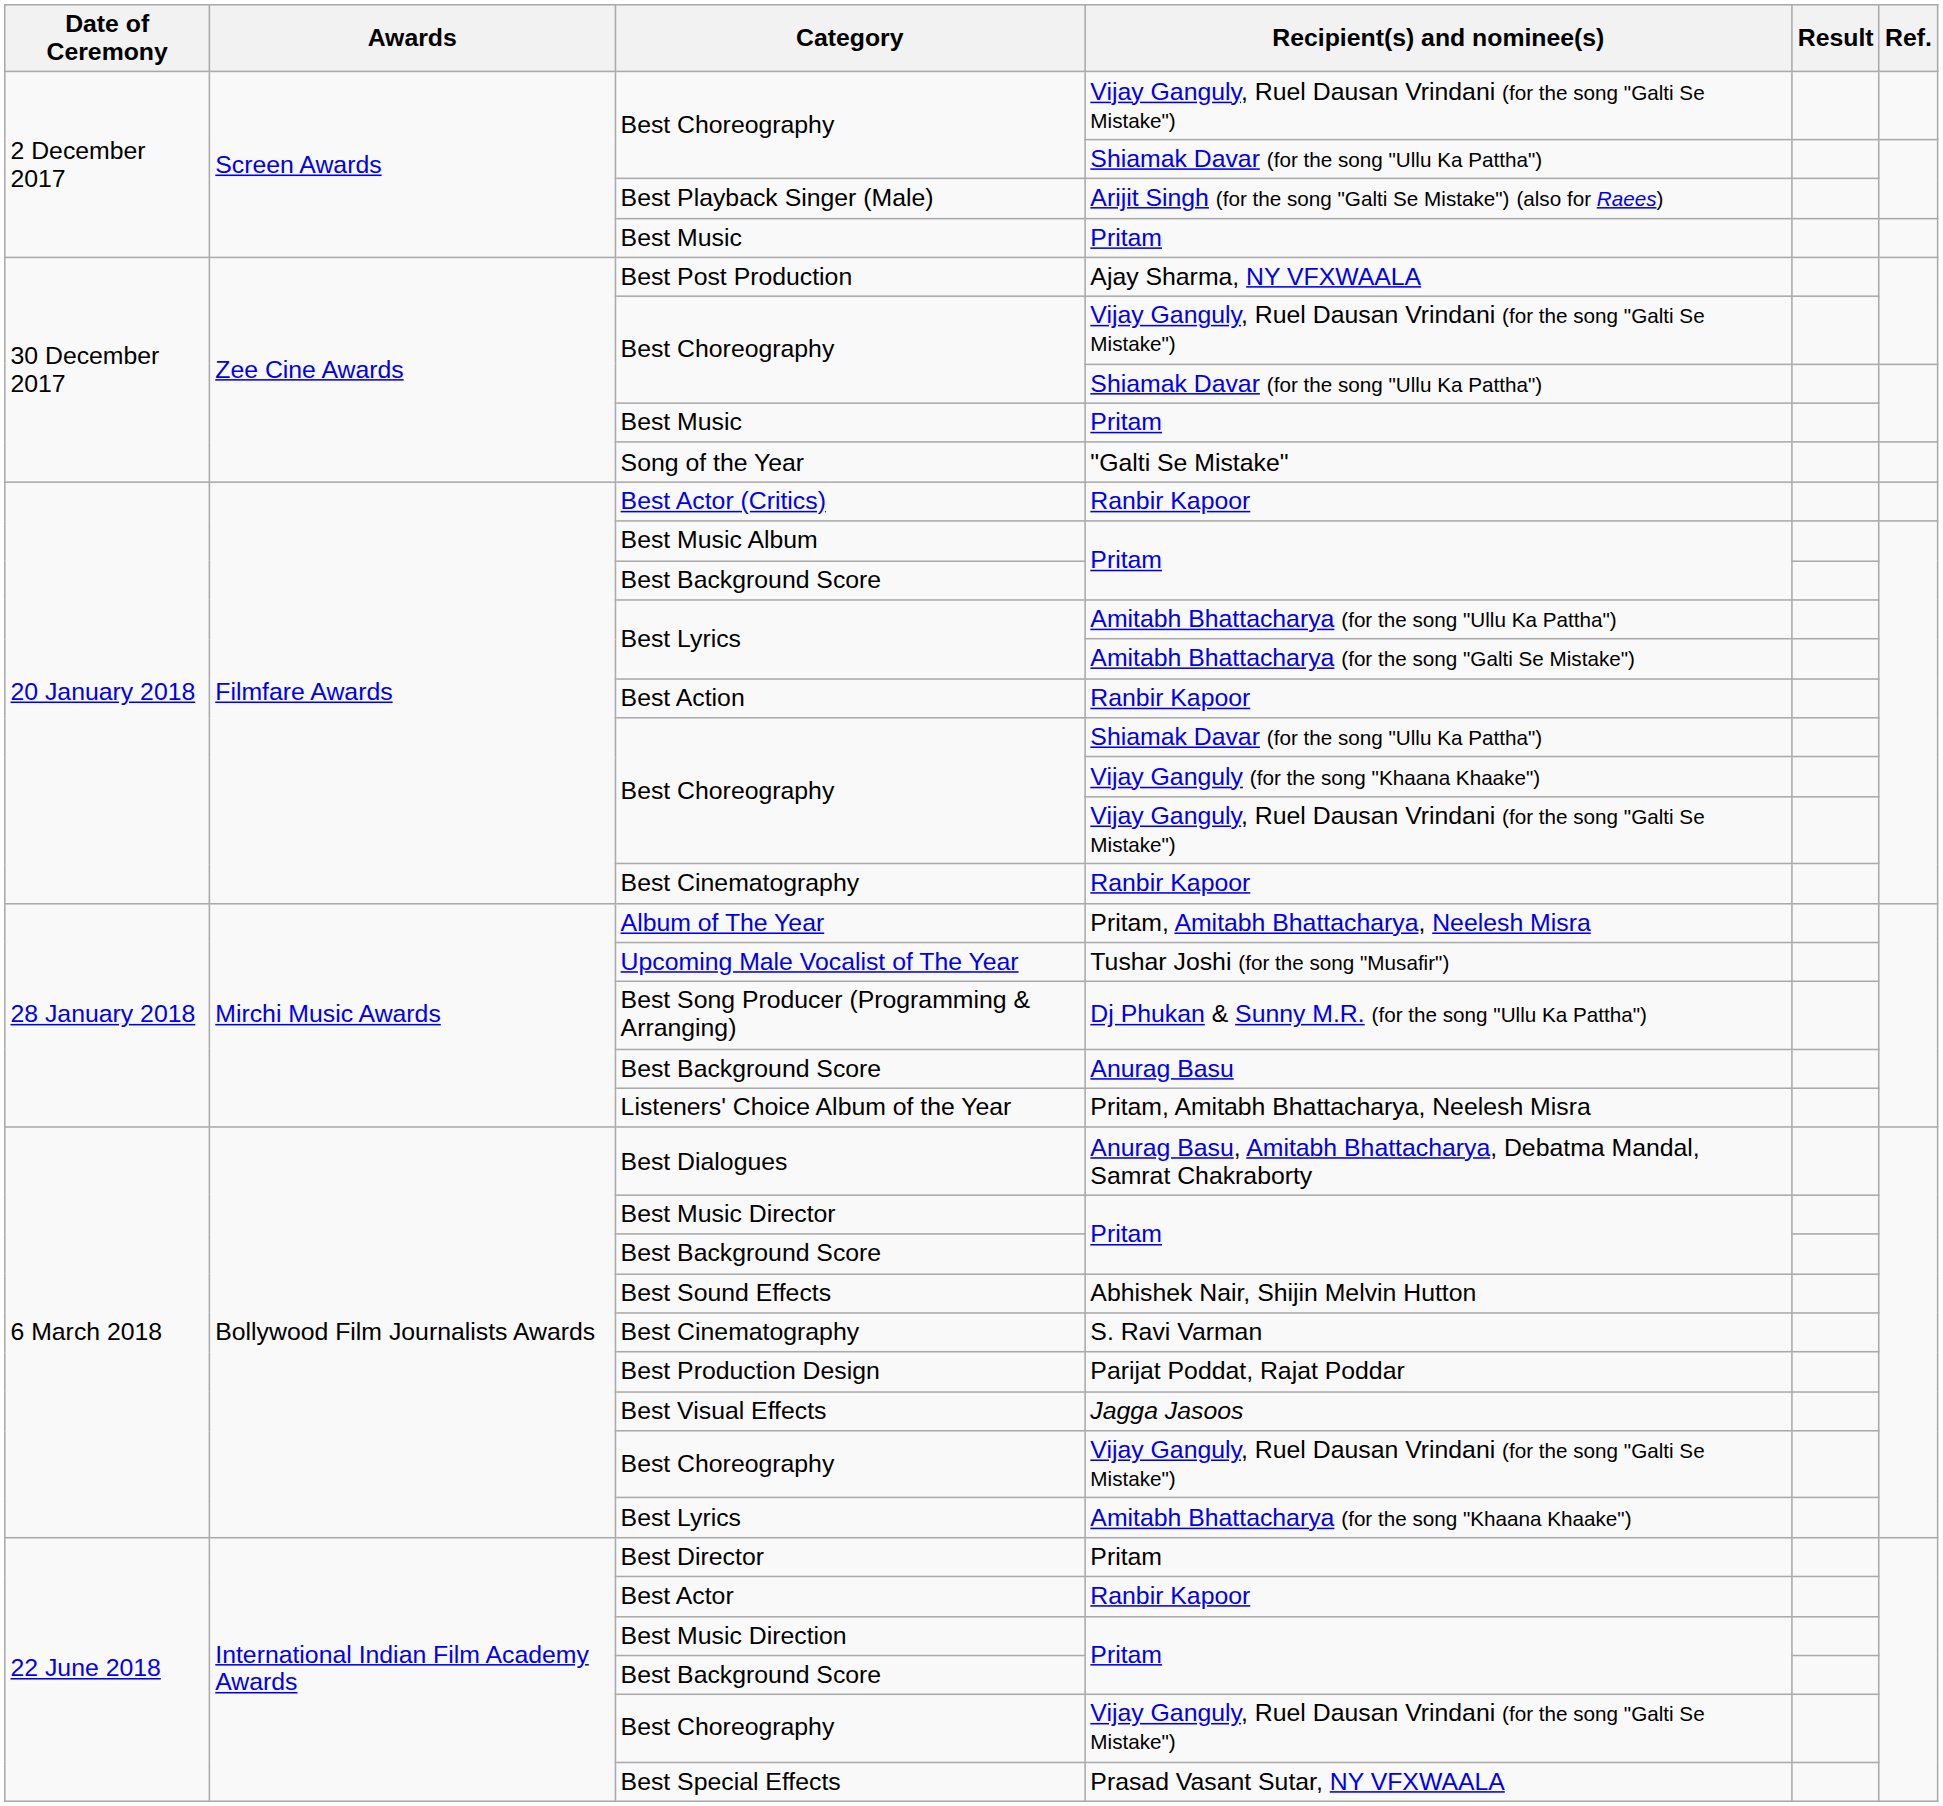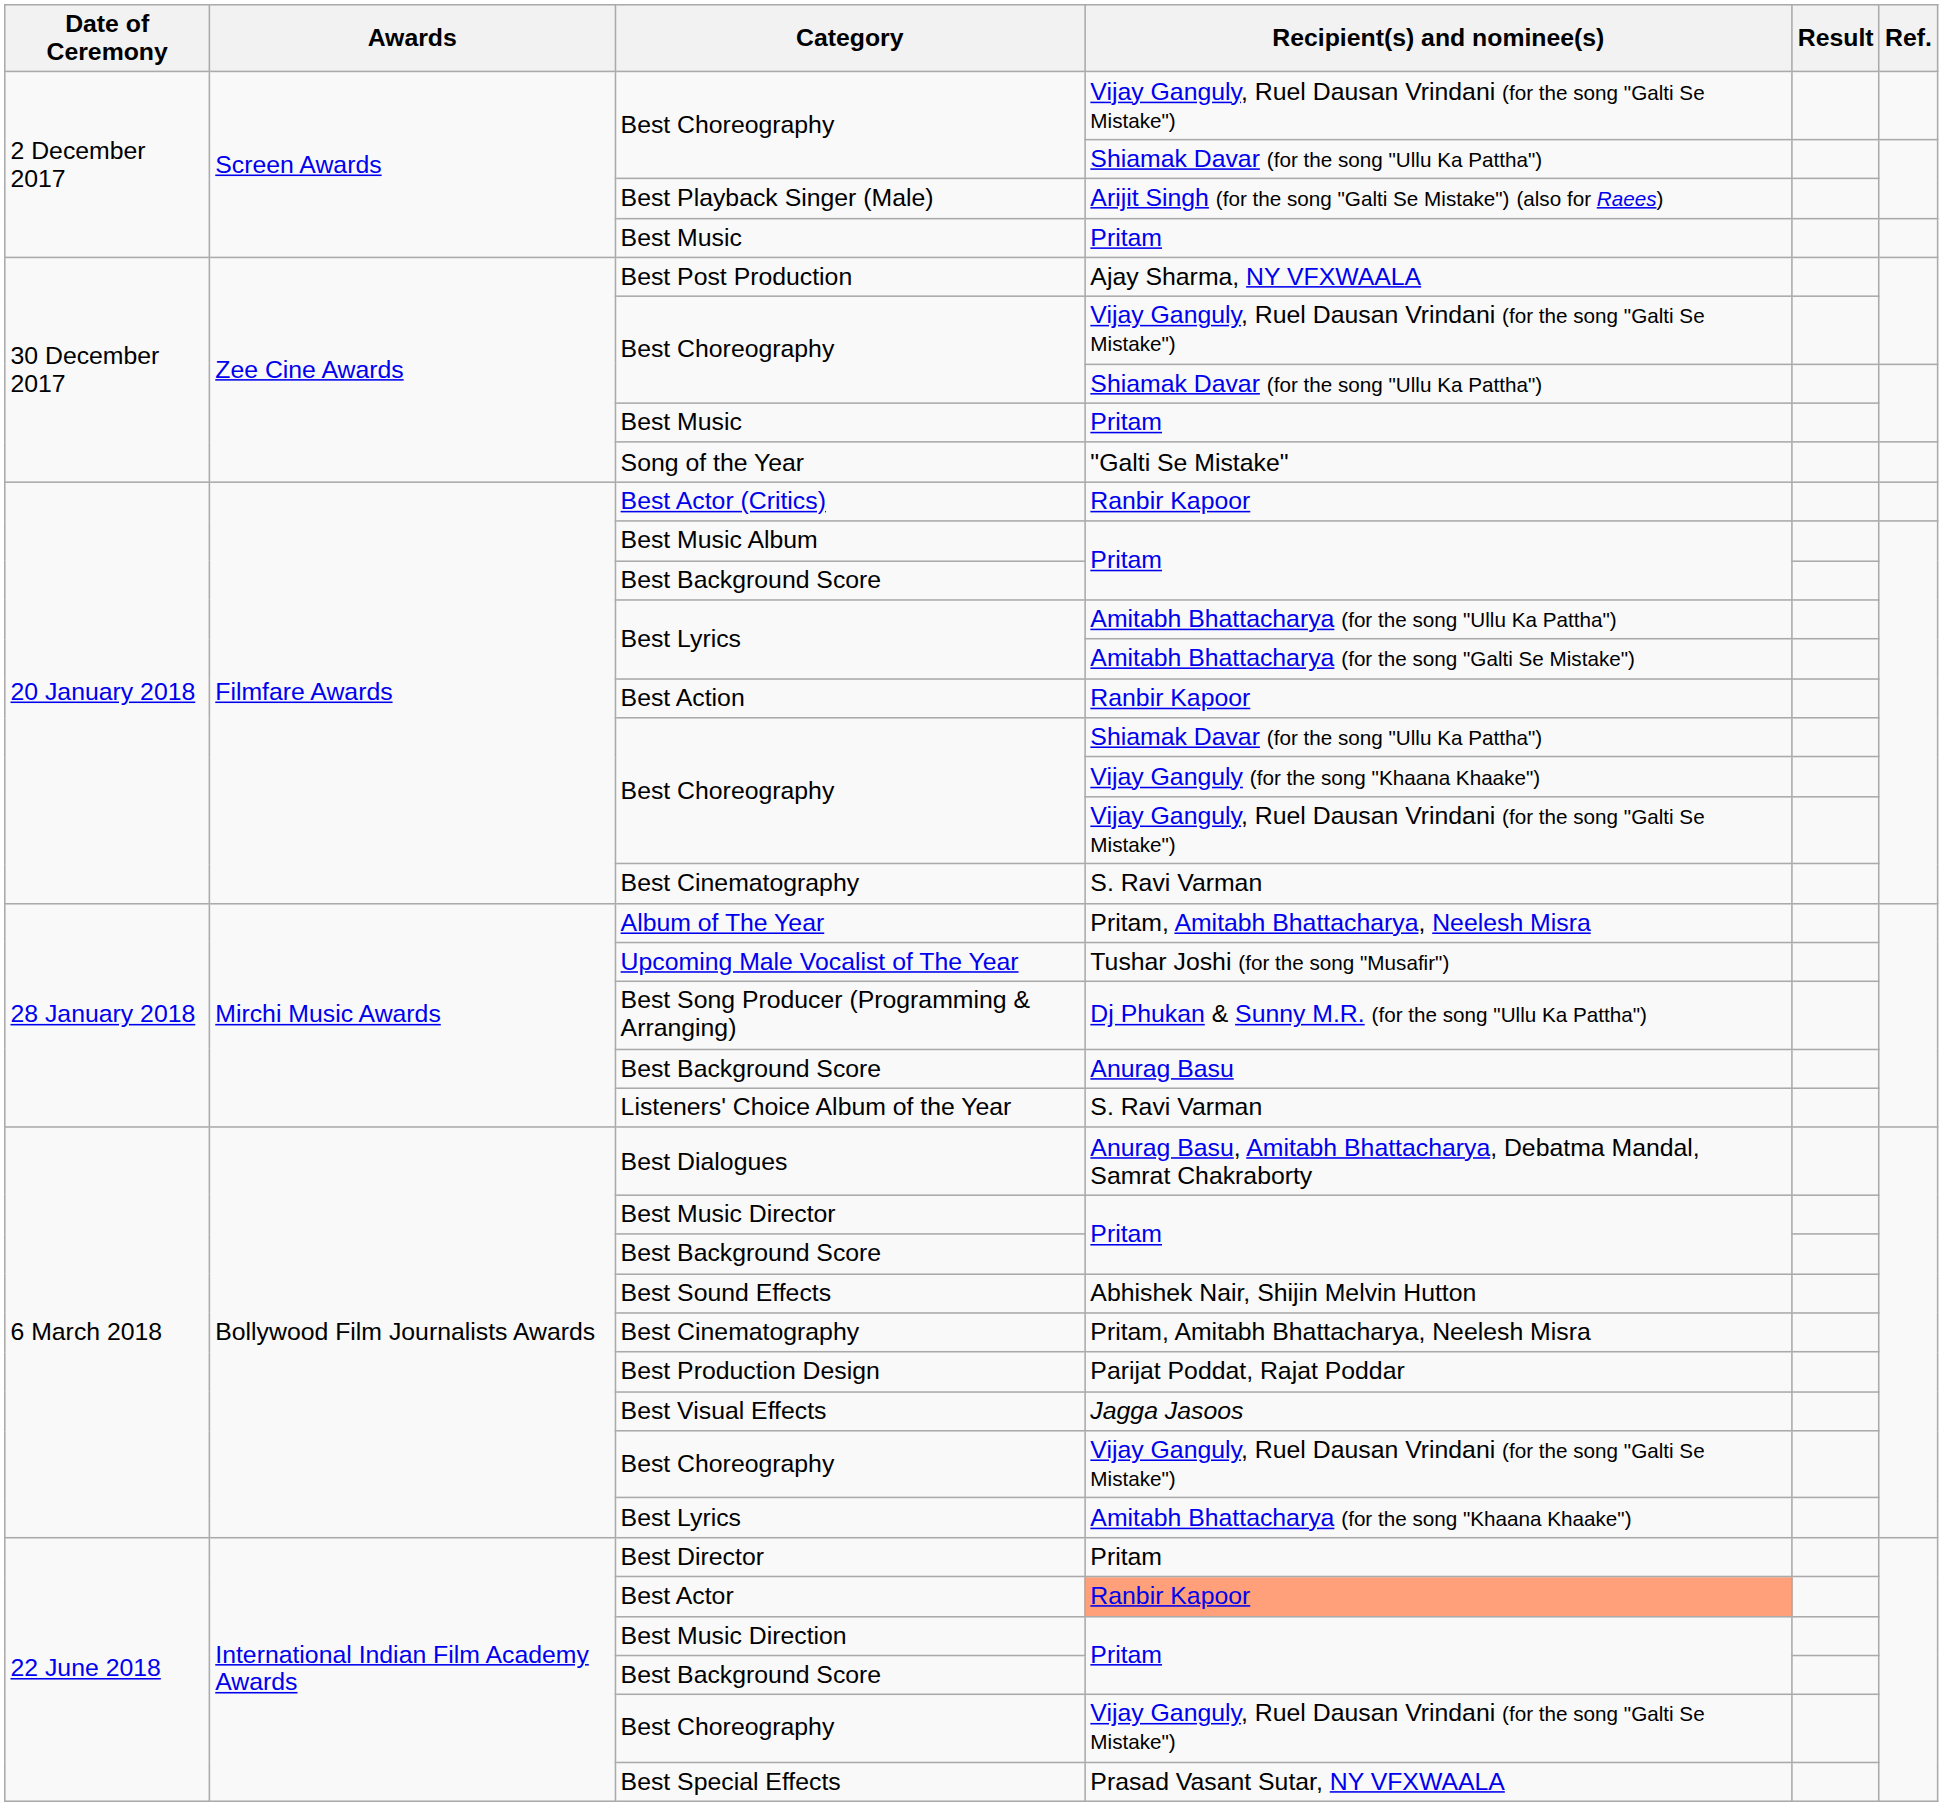(1170, 883) Ranbir Kapoor -> (1176, 883) S. Ravi Varman
(1341, 1107) Pritam, Amitabh Bhattacharya, Neelesh Misra -> (1176, 1107) S. Ravi Varman
(1176, 1332) S. Ravi Varman -> (1341, 1332) Pritam, Amitabh Bhattacharya, Neelesh Misra
(1170, 1596) no background -> (1170, 1596) lightsalmon background
